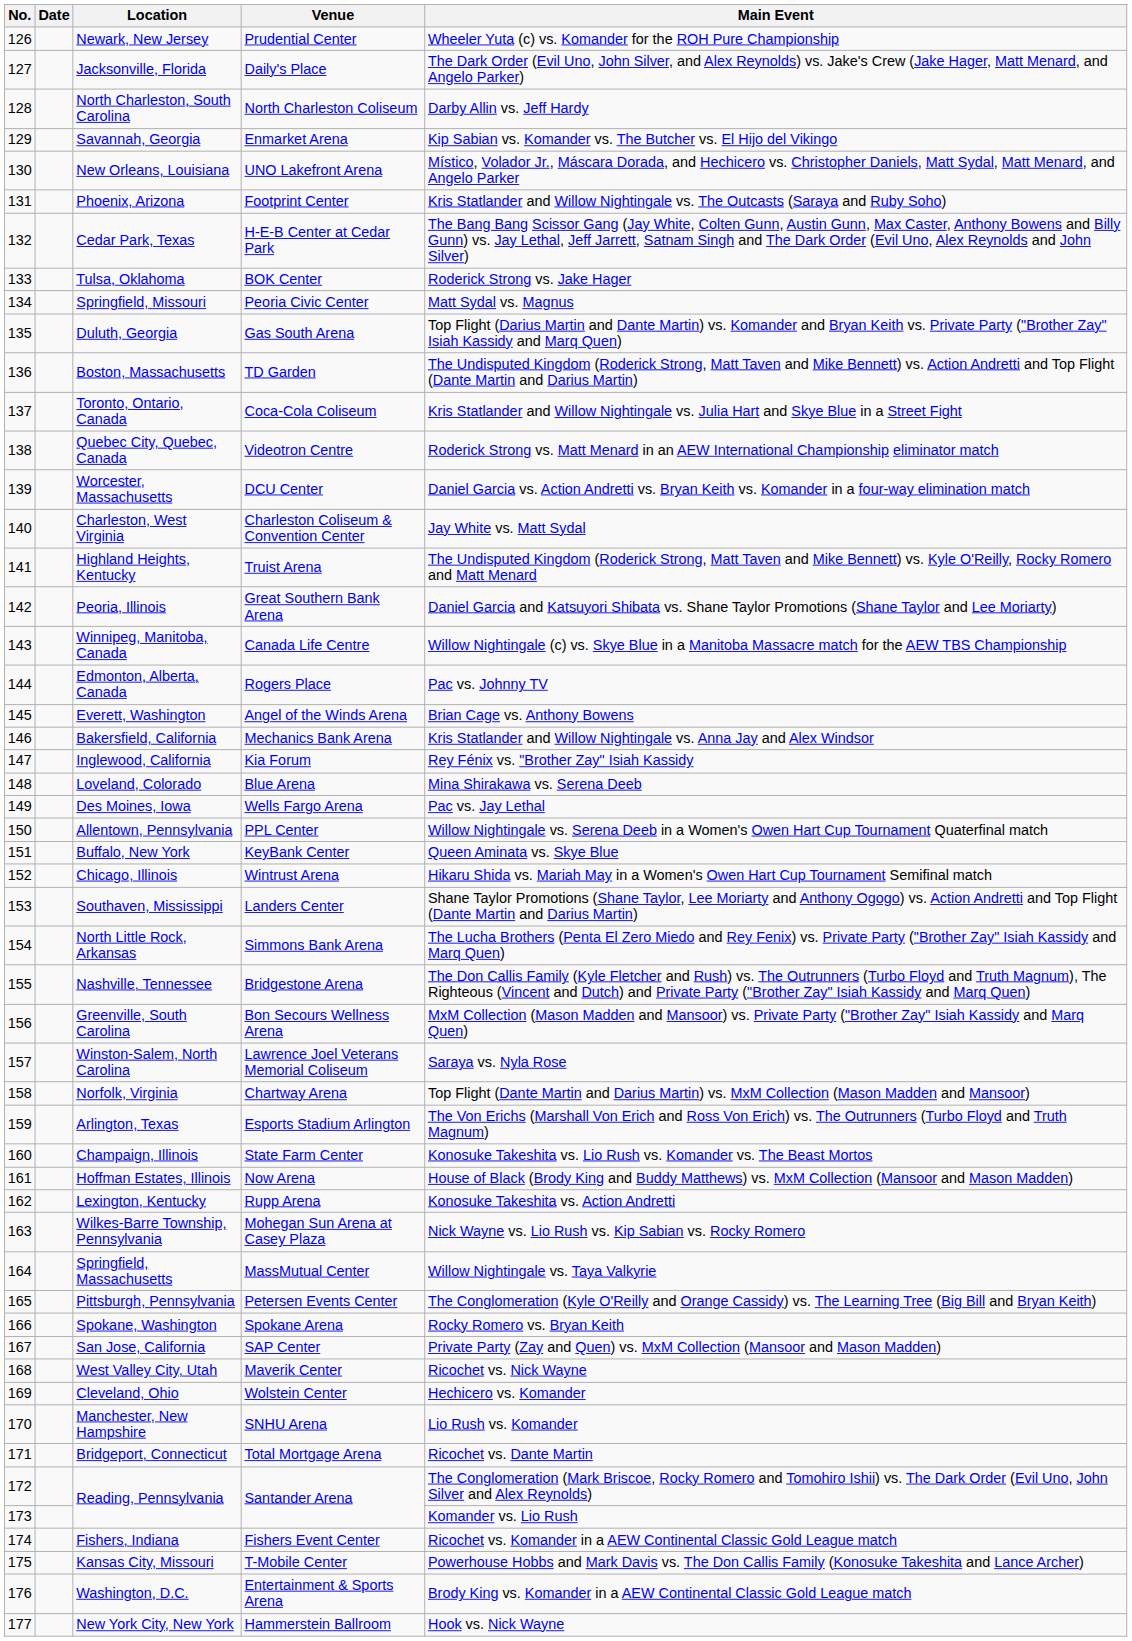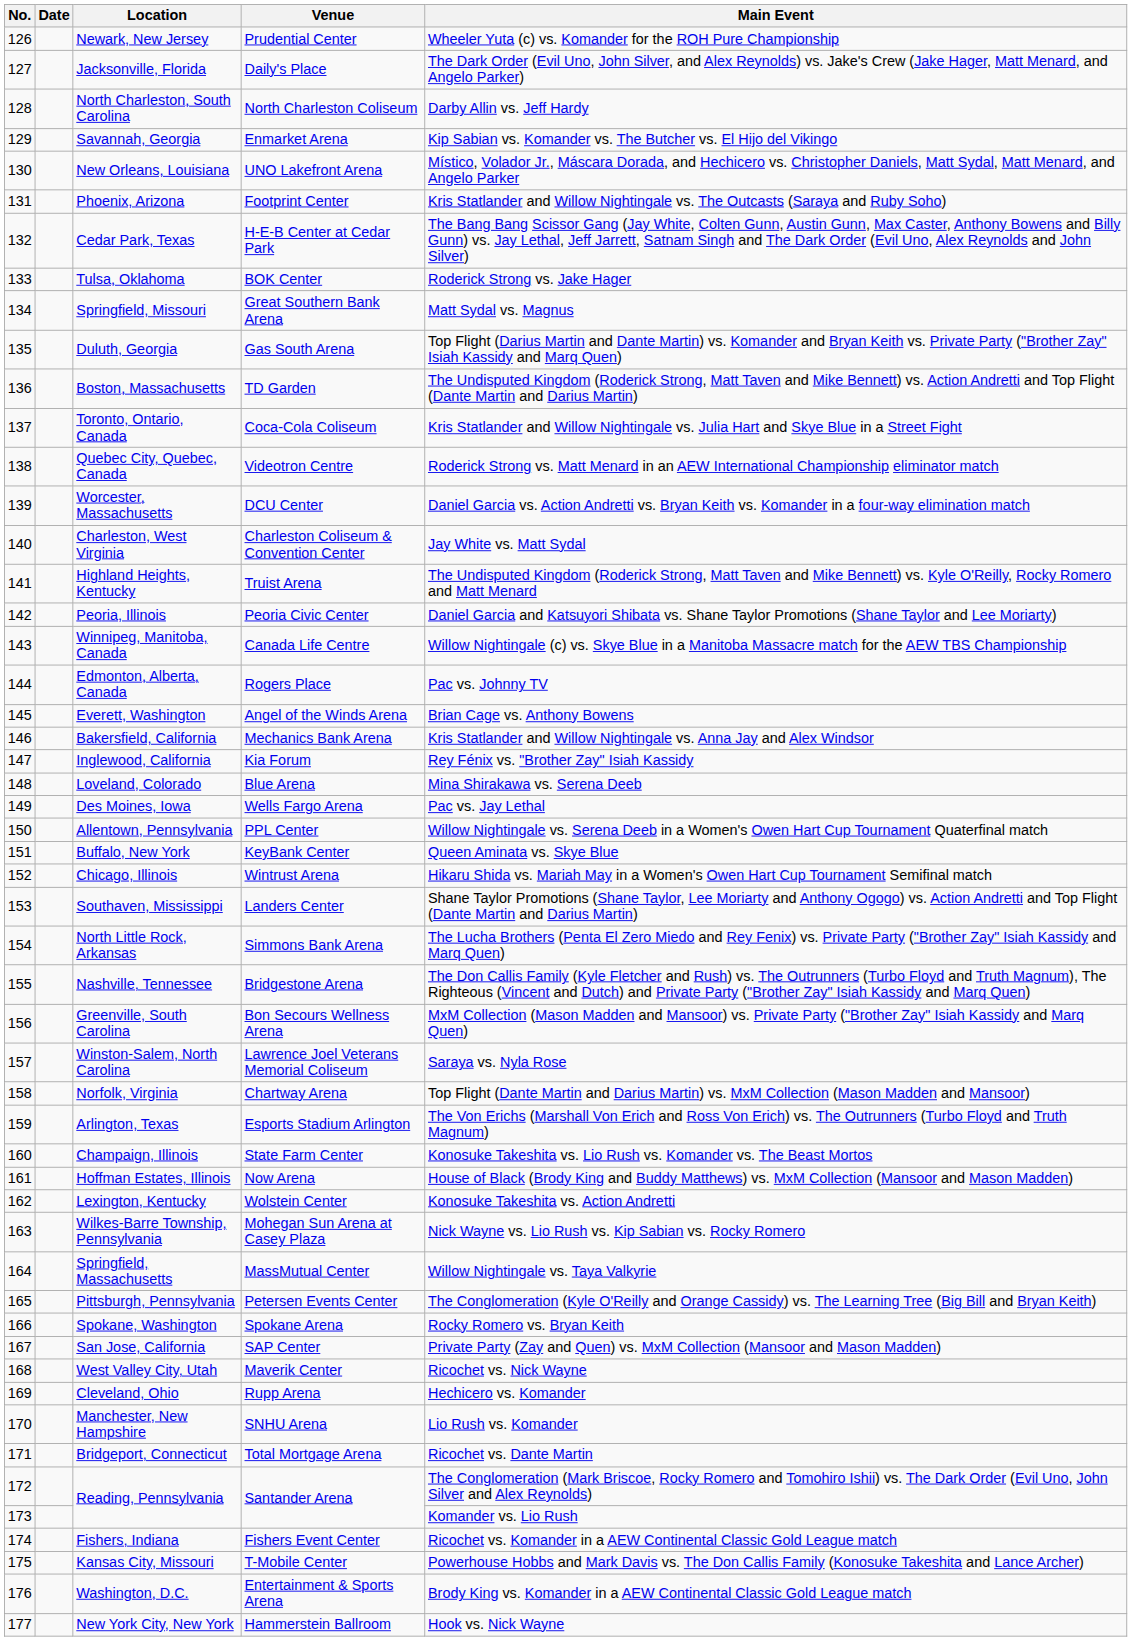(307, 302) Peoria Civic Center -> (312, 310) Great Southern Bank Arena
(312, 606) Great Southern Bank Arena -> (307, 614) Peoria Civic Center
(283, 1201) Rupp Arena -> (296, 1201) Wolstein Center
(296, 1393) Wolstein Center -> (283, 1393) Rupp Arena
